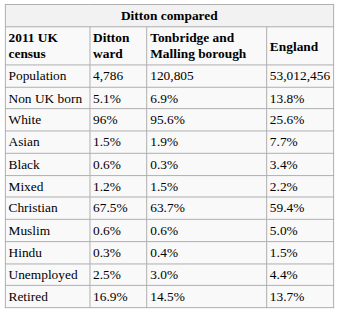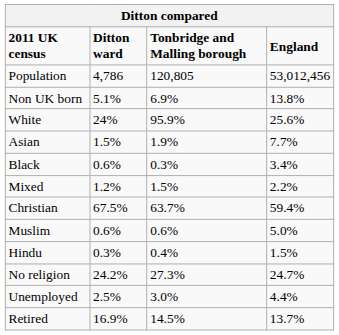(105, 120) 96% -> (105, 120) 24%
(167, 120) 95.6% -> (167, 120) 95.9%
+ row: (39, 274)
